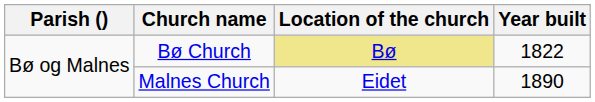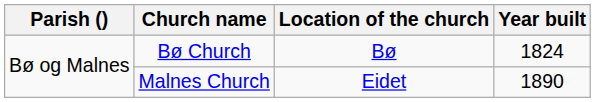(384, 50) khaki background -> (384, 50) no background
(542, 50) 1822 -> (542, 50) 1824
